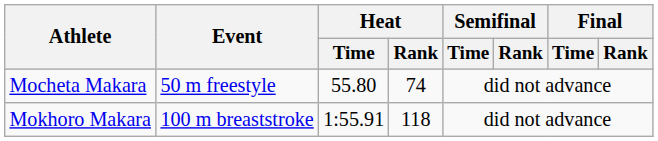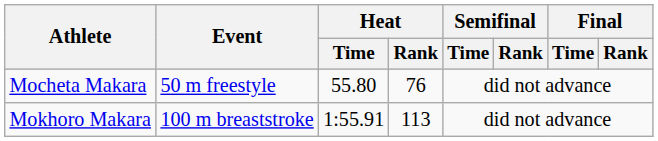(416, 86) 74 -> (416, 86) 76
(416, 119) 118 -> (416, 119) 113
